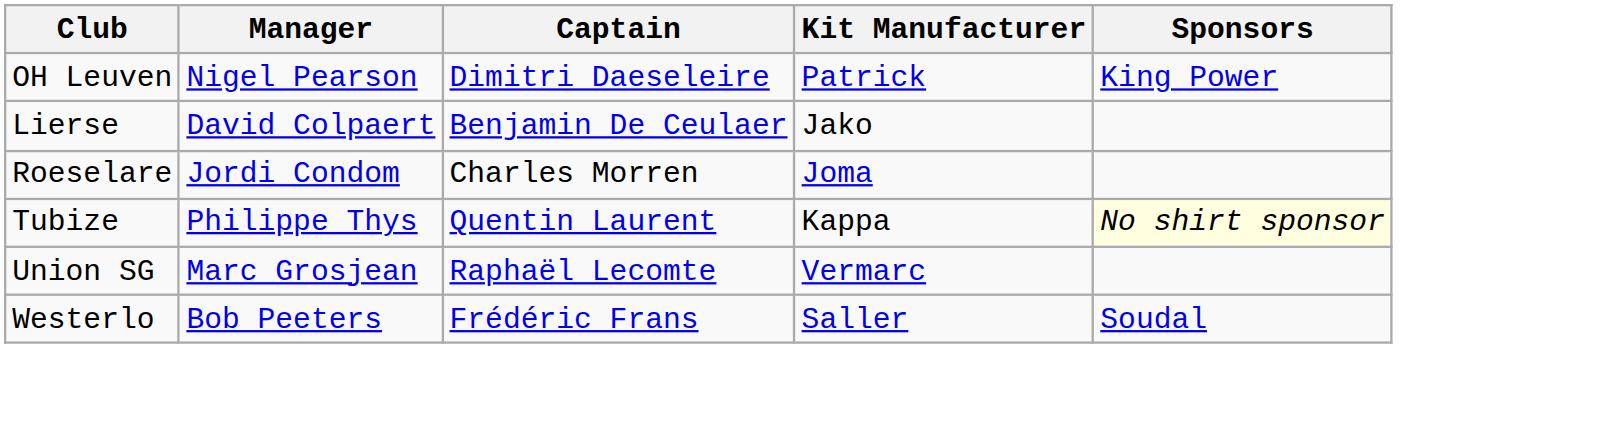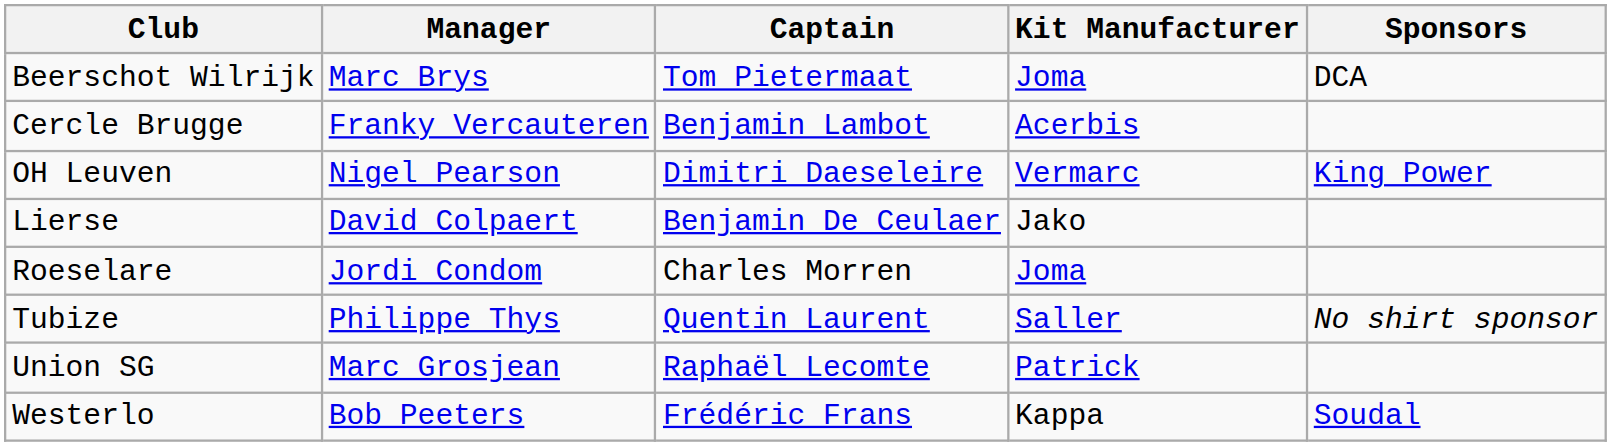+ row: (163, 78)
+ row: (128, 126)
(864, 78) Patrick -> (1077, 174) Vermarc
(846, 223) Kappa -> (1068, 319) Saller
(1243, 223) lightyellow background -> (1456, 319) no background
(864, 271) Vermarc -> (1077, 367) Patrick
(855, 319) Saller -> (1060, 416) Kappa
